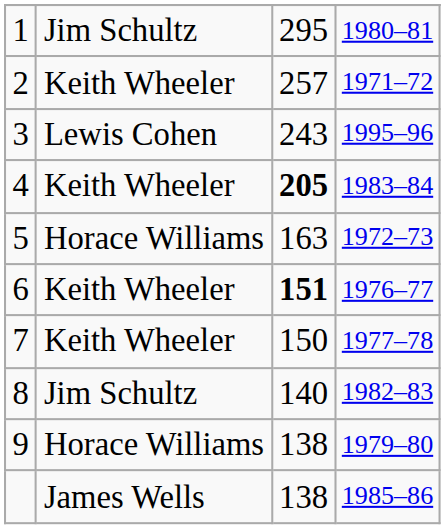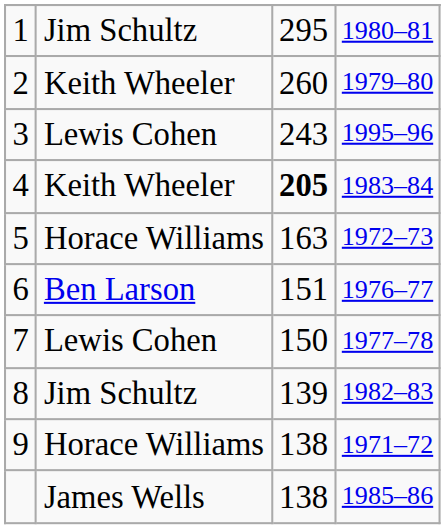(304, 82) 257 -> (304, 82) 260
(388, 82) 1971–72 -> (388, 82) 1979–80
(139, 289) Keith Wheeler -> (120, 289) Ben Larson
(304, 289) bold -> (304, 289) normal
(139, 340) Keith Wheeler -> (130, 340) Lewis Cohen
(304, 392) 140 -> (304, 392) 139
(388, 444) 1979–80 -> (388, 444) 1971–72
